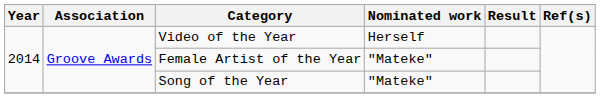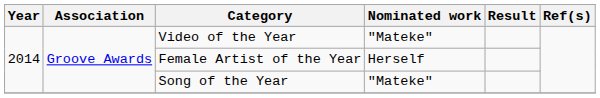(396, 38) Herself -> (400, 38) "Mateke"
(400, 60) "Mateke" -> (396, 60) Herself
